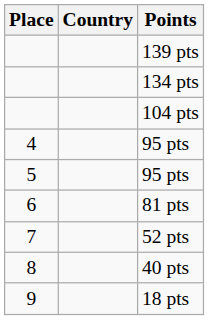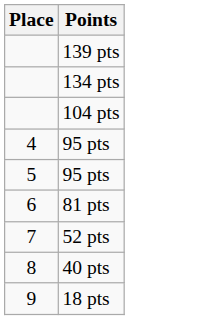- column: (98, 19)
